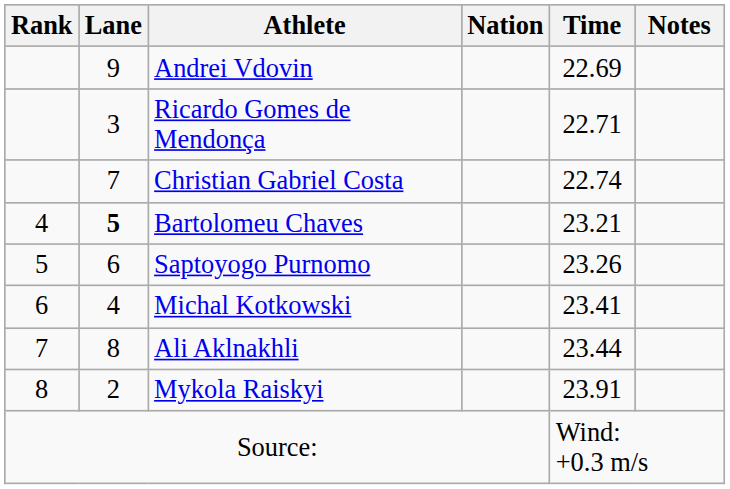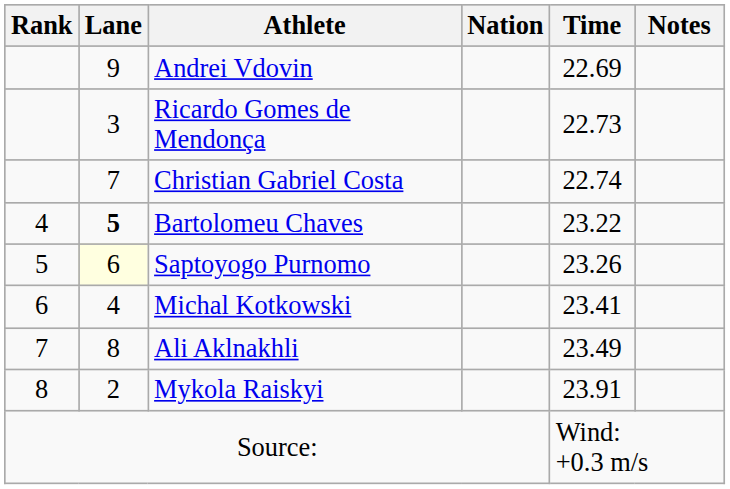(592, 124) 22.71 -> (592, 124) 22.73
(592, 222) 23.21 -> (592, 222) 23.22
(113, 264) no background -> (113, 264) lightyellow background
(592, 348) 23.44 -> (592, 348) 23.49
